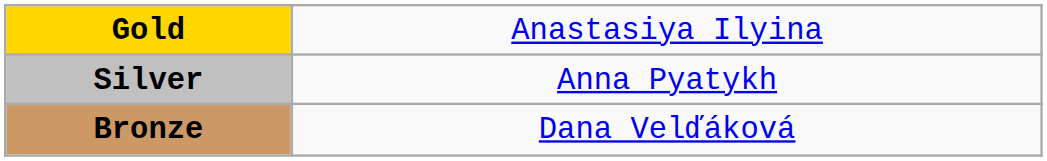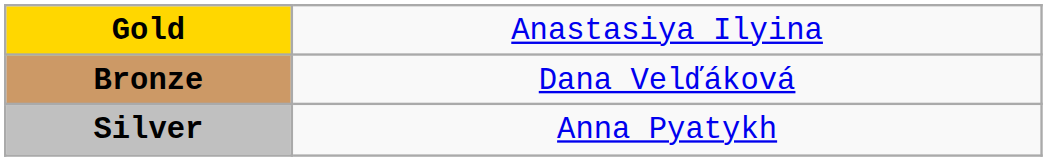rows swapped: (148, 80) <-> (148, 130)
